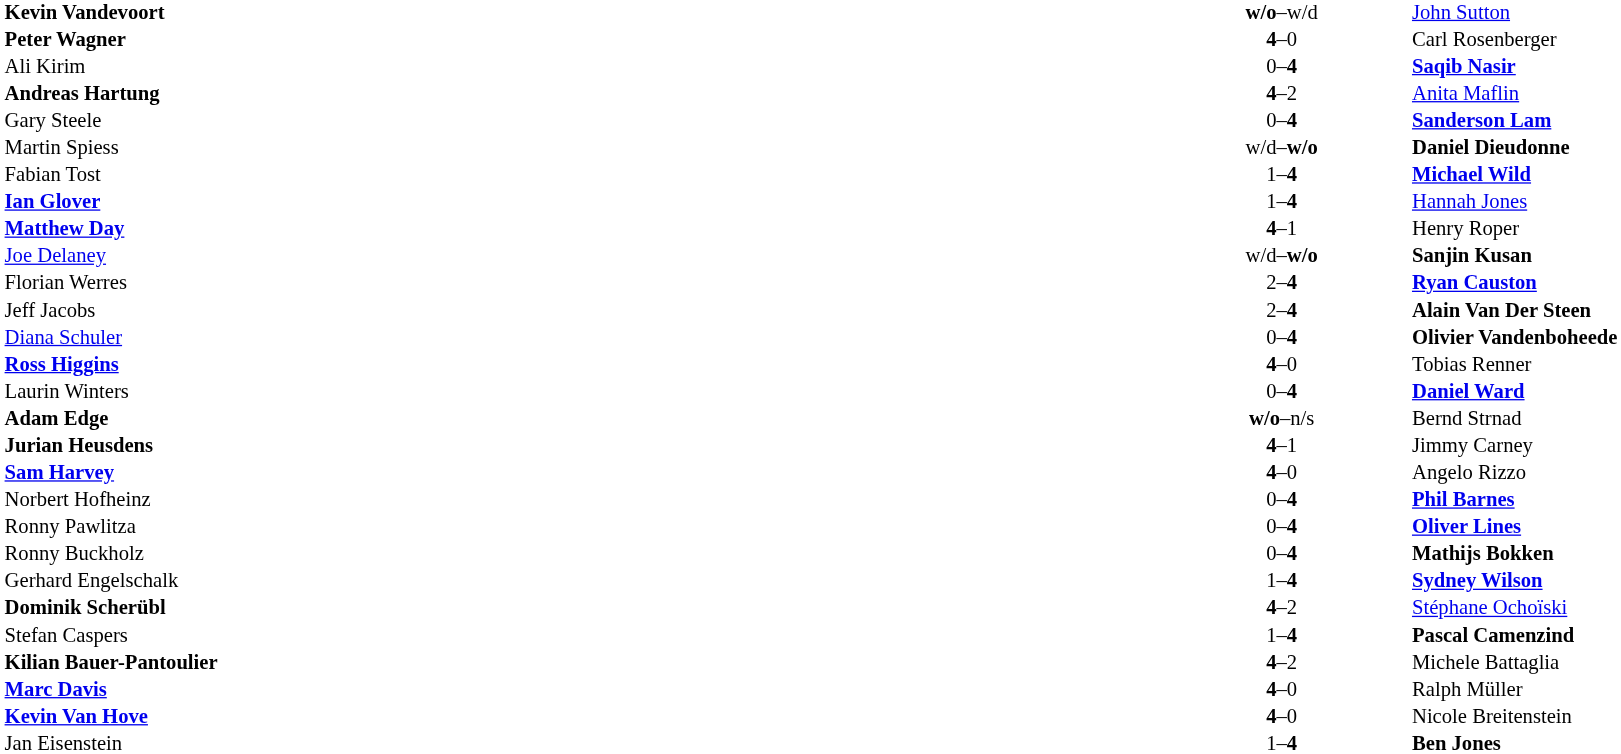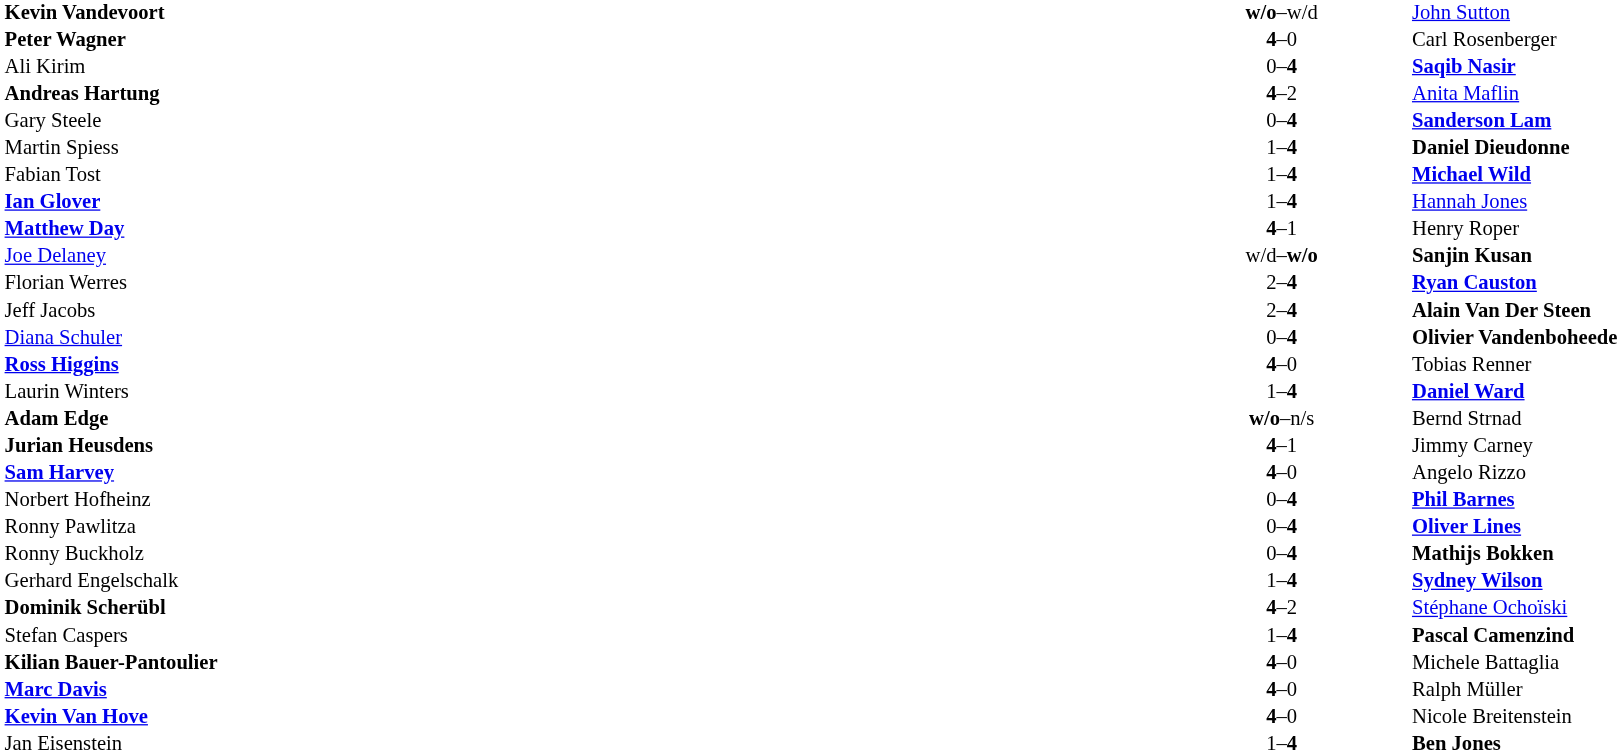(1282, 147) w/d–w/o -> (1282, 147) 1–4
(1282, 391) 0–4 -> (1282, 391) 1–4
(1282, 662) 4–2 -> (1282, 662) 4–0
